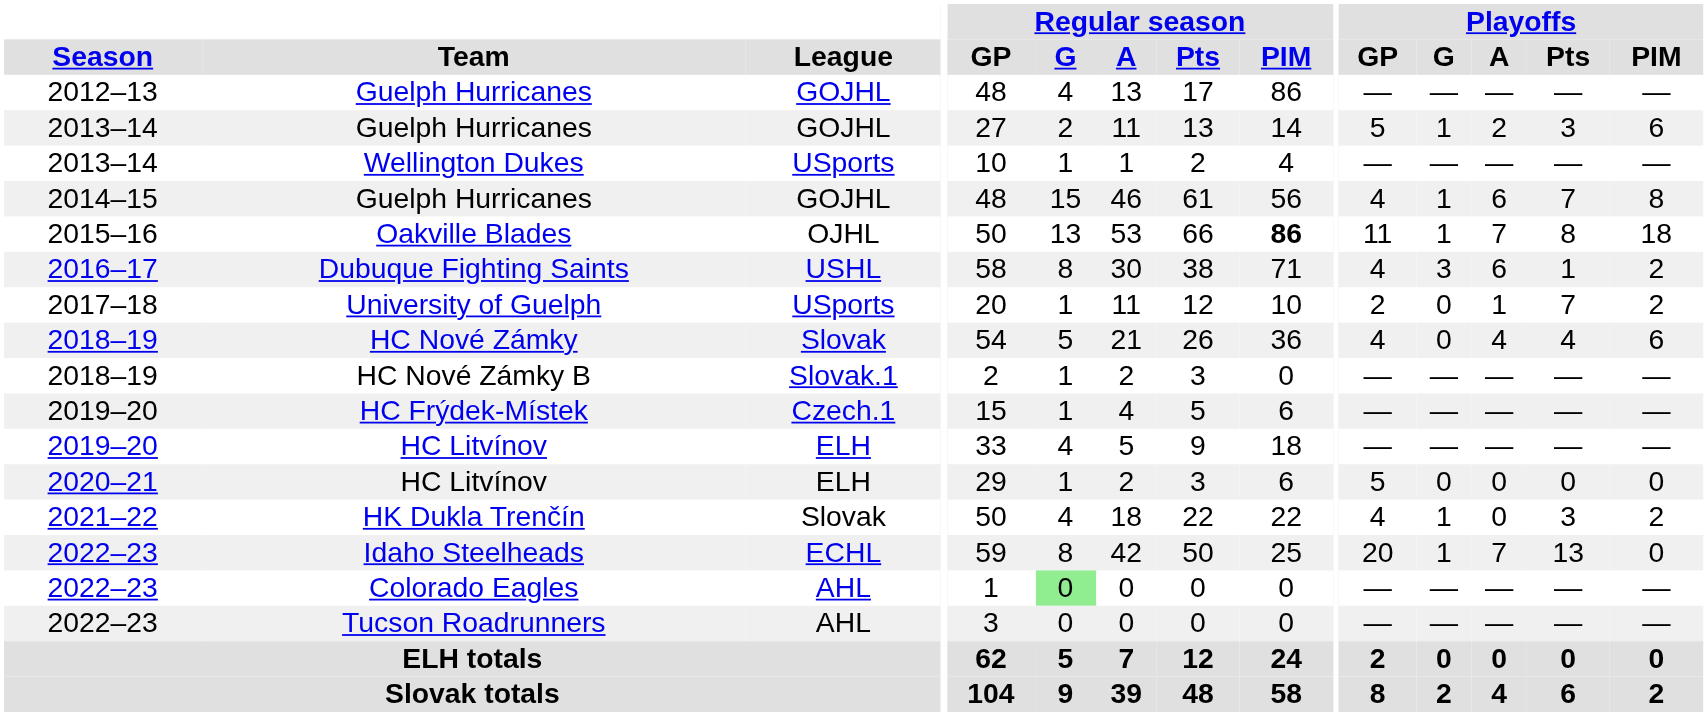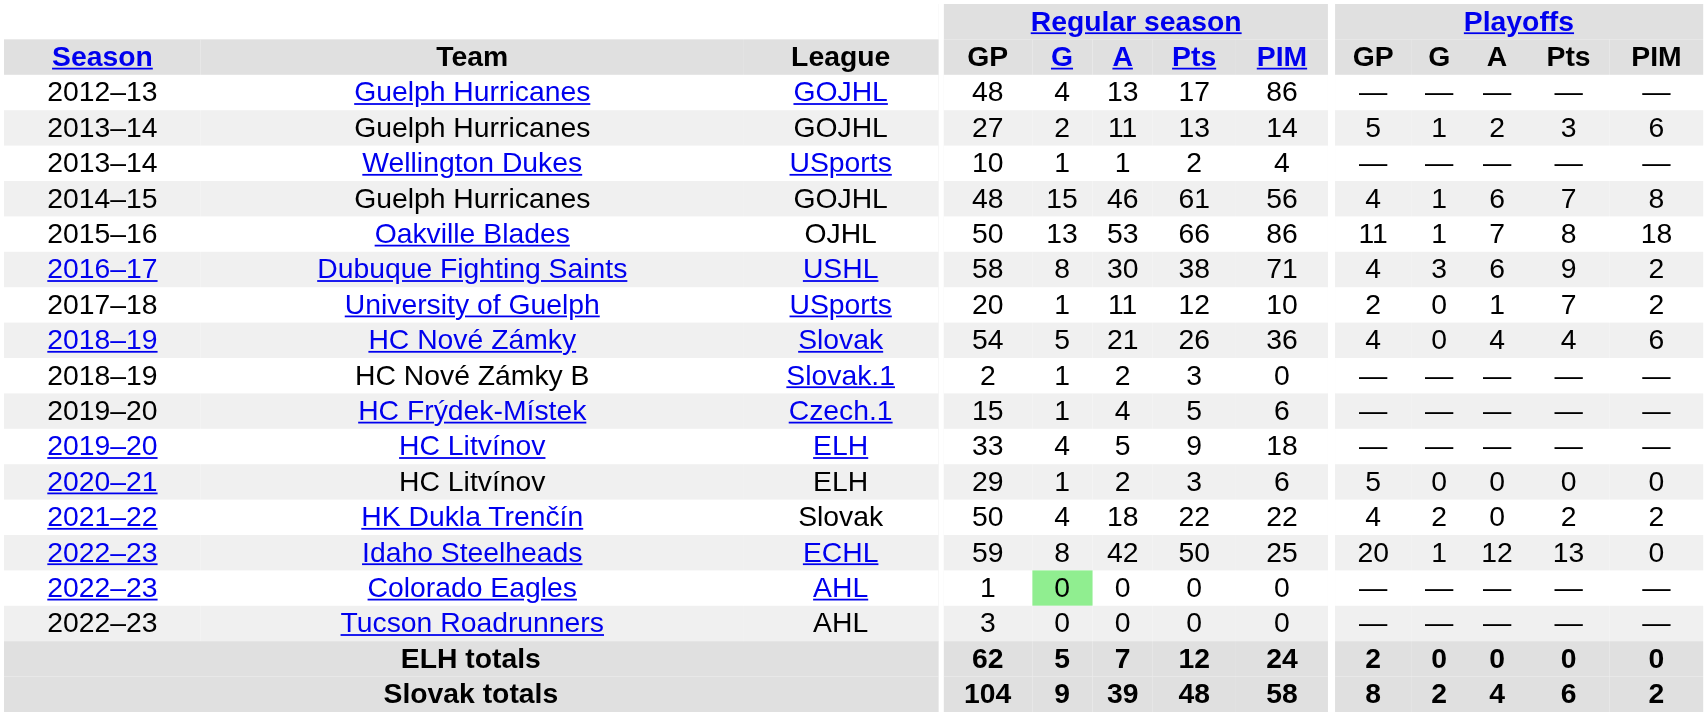(1286, 233) bold -> (1282, 233) normal
(1568, 269) 1 -> (1569, 269) 9
(1444, 516) 1 -> (1439, 516) 2
(1568, 516) 3 -> (1569, 516) 2
(1499, 552) 7 -> (1497, 552) 12
